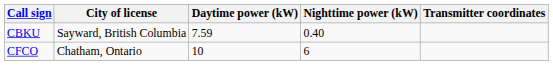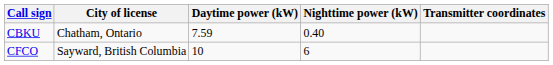(122, 32) Sayward, British Columbia -> (99, 32) Chatham, Ontario
(99, 51) Chatham, Ontario -> (122, 51) Sayward, British Columbia
